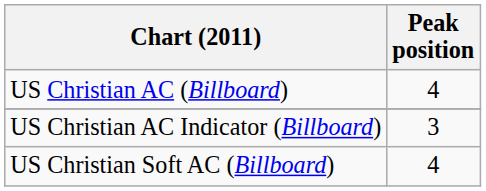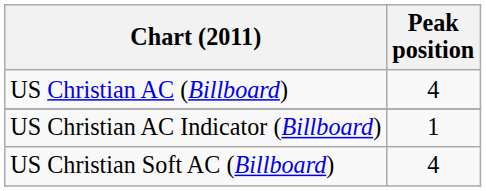(433, 127) 3 -> (433, 127) 1
